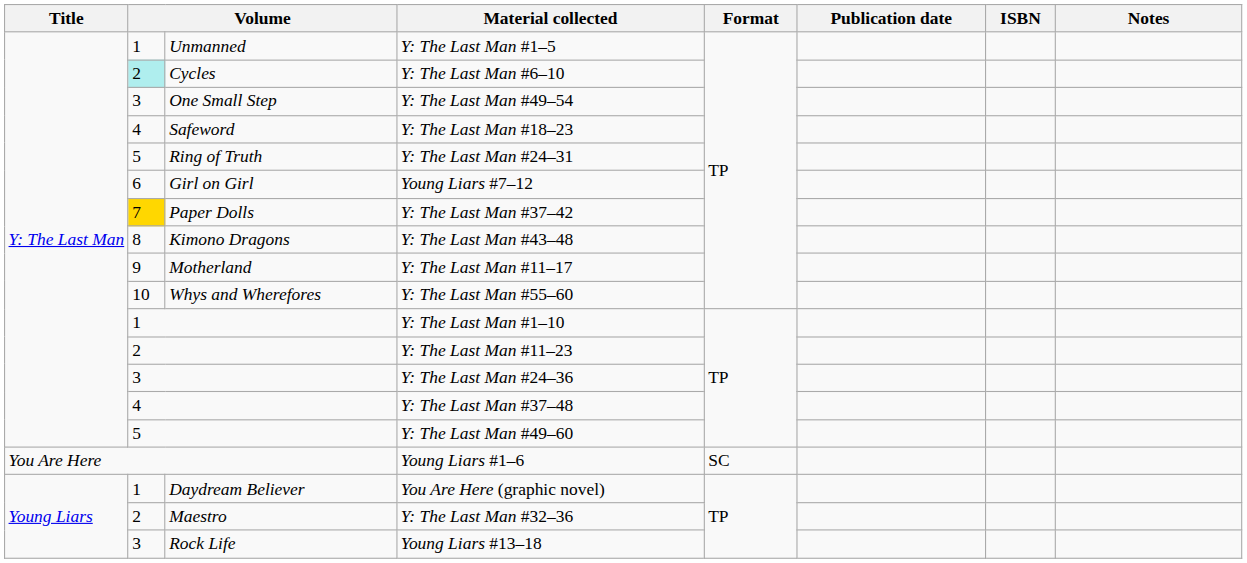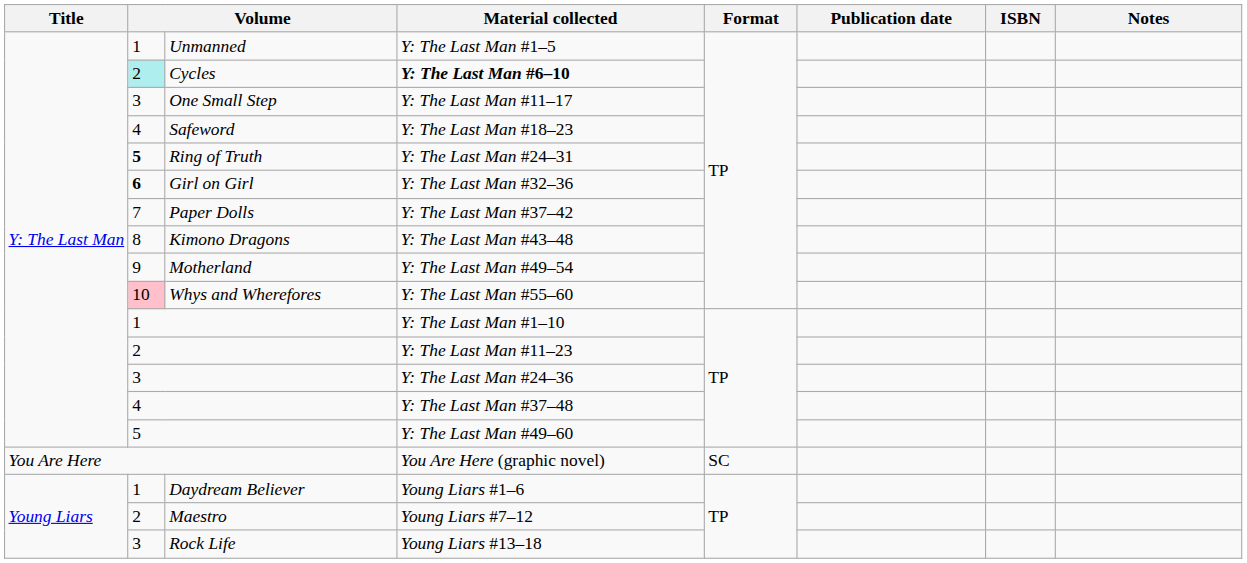(483, 73) normal -> (485, 73) bold
(487, 101) Y: The Last Man #49–54 -> (487, 101) Y: The Last Man #11–17
(137, 156) normal -> (137, 156) bold
(137, 184) normal -> (137, 184) bold
(467, 184) Young Liars #7–12 -> (487, 184) Y: The Last Man #32–36
(137, 211) gold background -> (137, 211) no background
(487, 267) Y: The Last Man #11–17 -> (487, 267) Y: The Last Man #49–54
(141, 294) no background -> (141, 294) pink background
(462, 460) Young Liars #1–6 -> (503, 460) You Are Here (graphic novel)
(503, 488) You Are Here (graphic novel) -> (462, 488) Young Liars #1–6
(487, 516) Y: The Last Man #32–36 -> (467, 516) Young Liars #7–12
